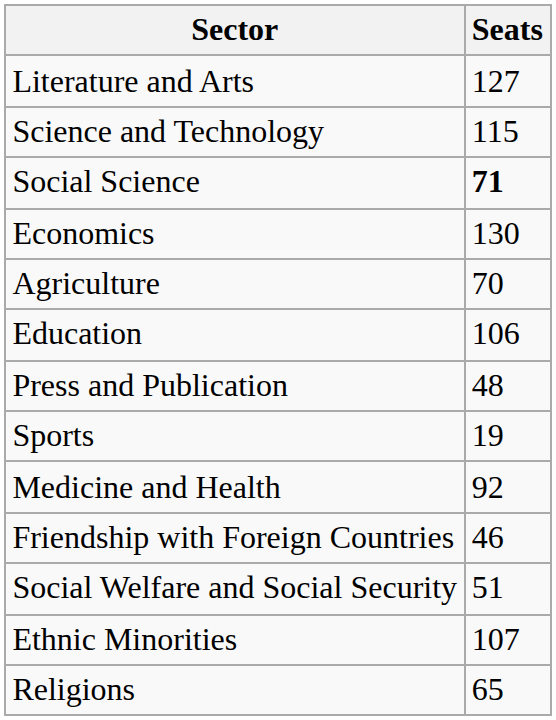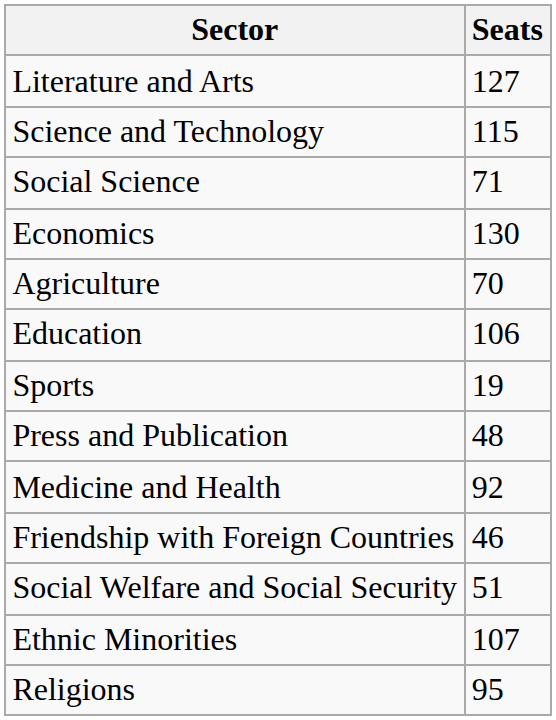(488, 182) bold -> (488, 182) normal
rows swapped: (53, 435) <-> (150, 385)
(488, 689) 65 -> (488, 689) 95
